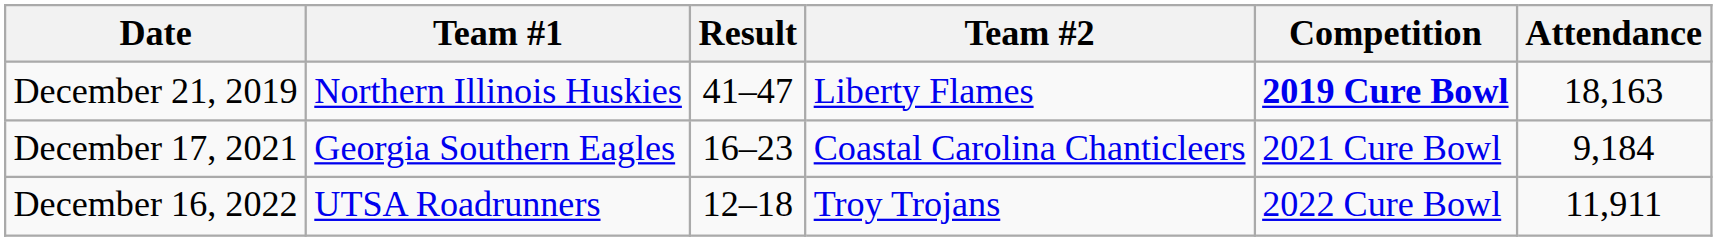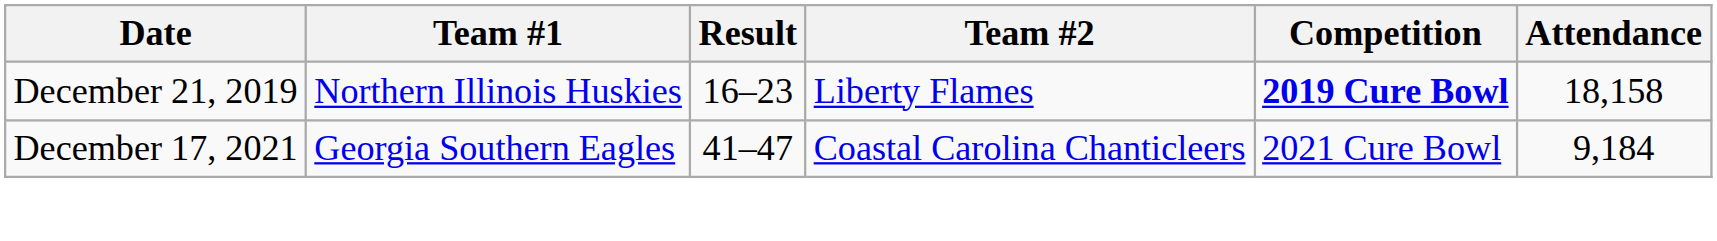(748, 90) 41–47 -> (748, 90) 16–23
(1614, 90) 18,163 -> (1614, 90) 18,158
(748, 147) 16–23 -> (748, 147) 41–47
- row: (156, 205)
